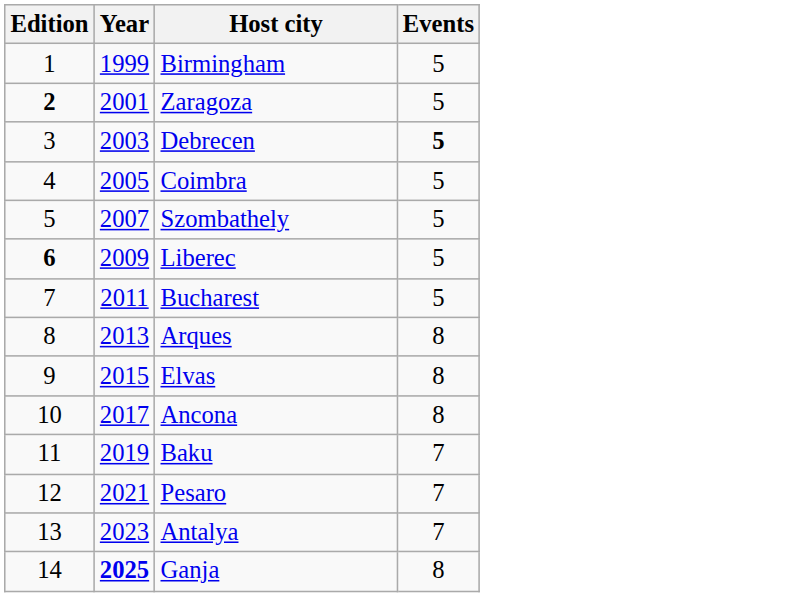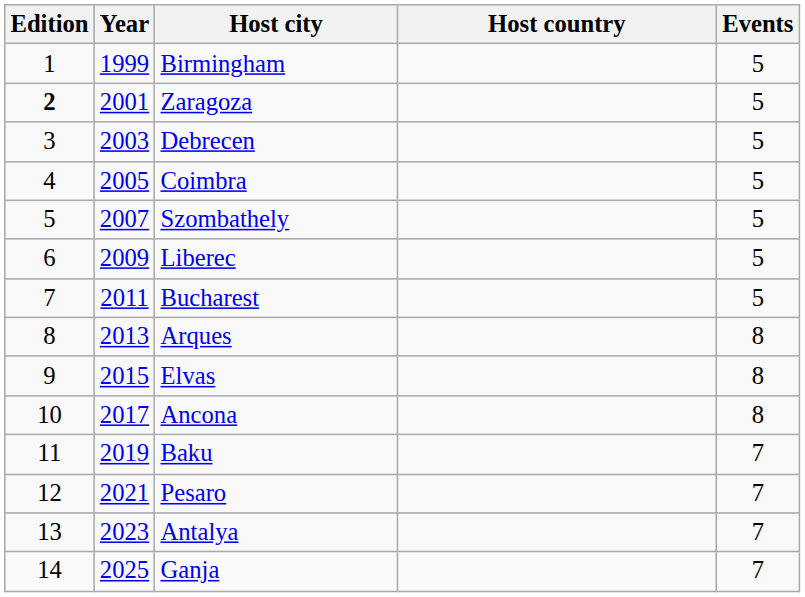+ column: (557, 24)
(438, 141) bold -> (758, 141) normal
(49, 258) bold -> (49, 258) normal
(125, 571) bold -> (125, 571) normal
(438, 571) 8 -> (758, 571) 7
